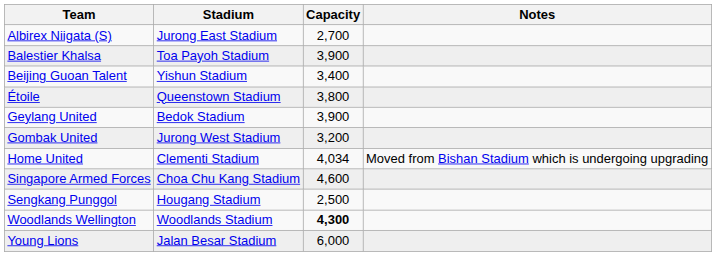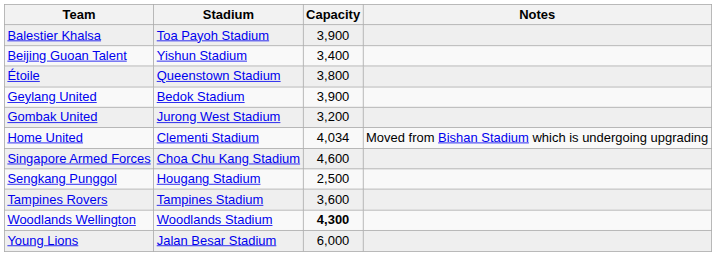- row: (60, 35)
+ row: (57, 199)
